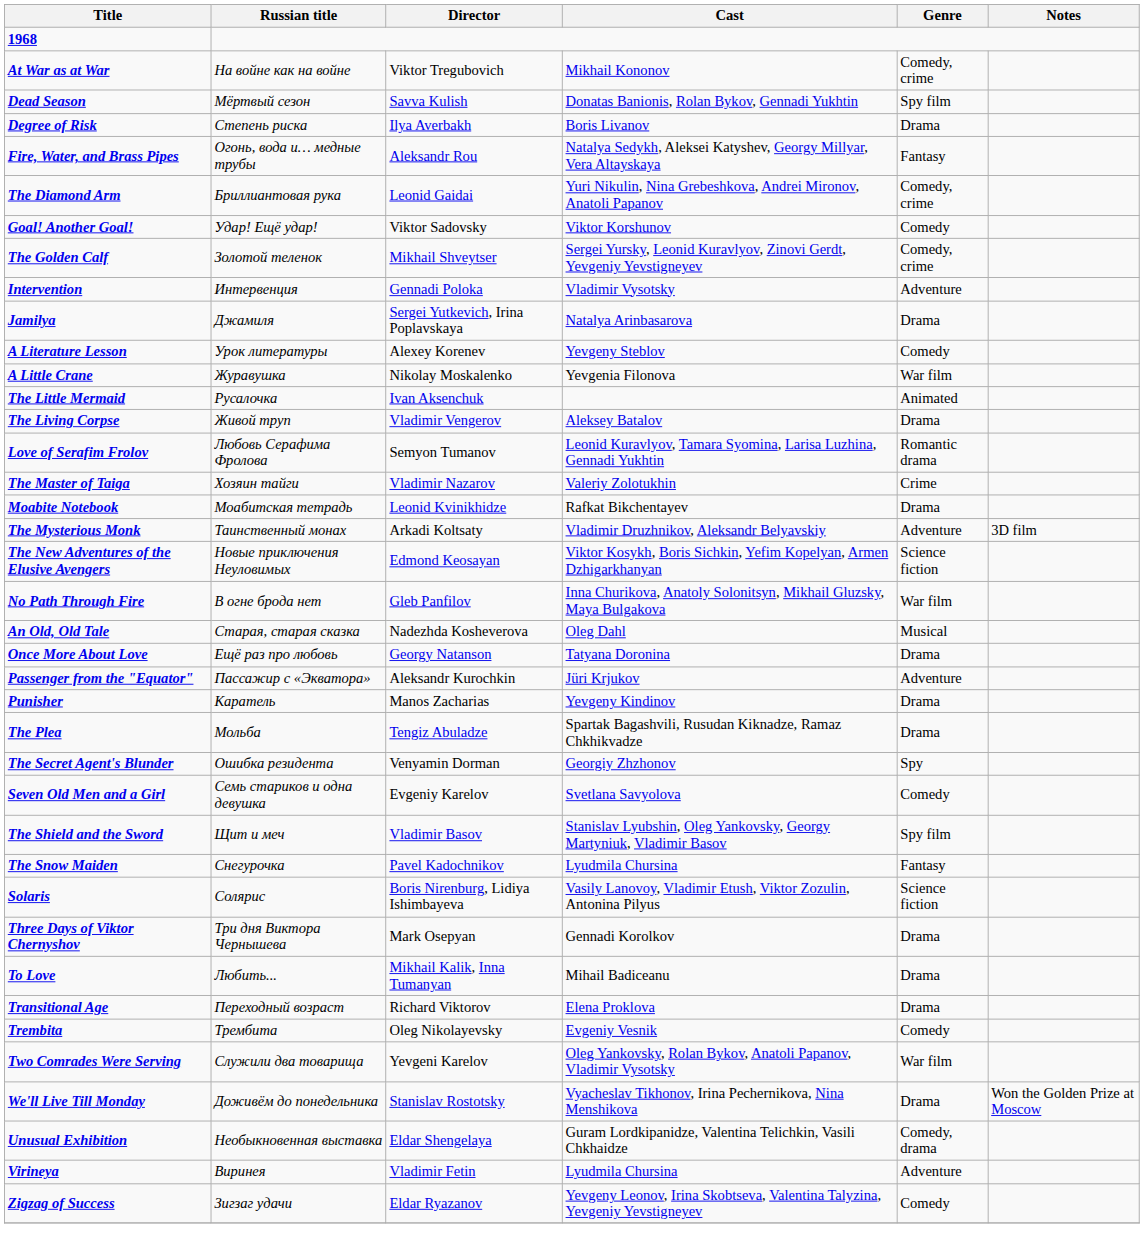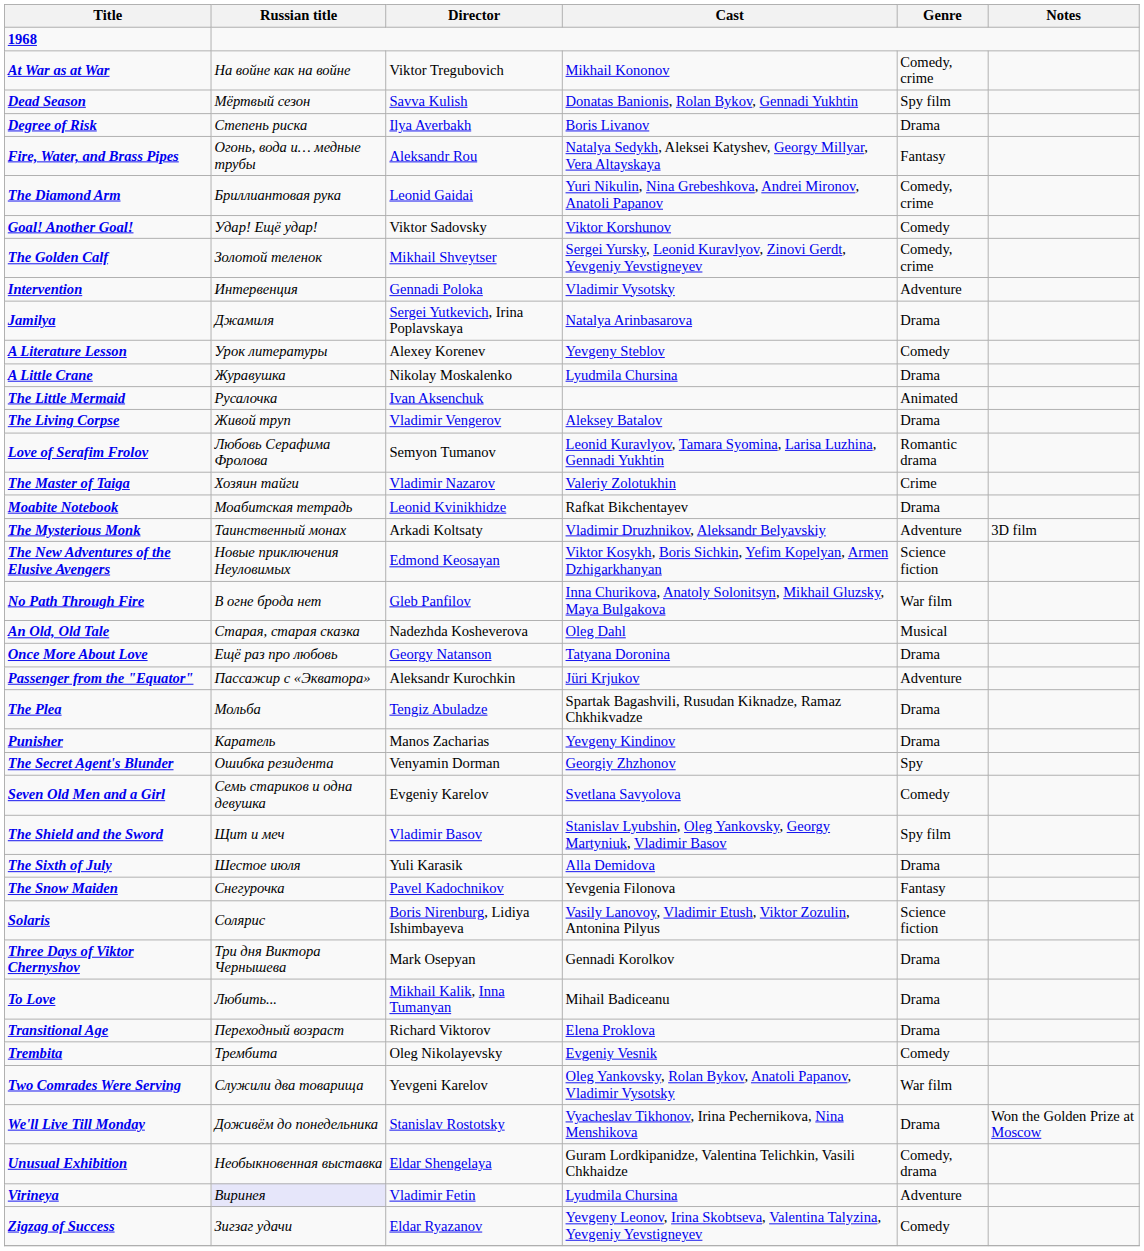(620, 375) Yevgenia Filonova -> (622, 375) Lyudmila Chursina
(926, 375) War film -> (920, 375) Drama
rows swapped: (35, 732) <-> (35, 701)
+ row: (60, 865)
(622, 865) Lyudmila Chursina -> (620, 888) Yevgenia Filonova
(240, 1171) no background -> (240, 1195) lavender background
